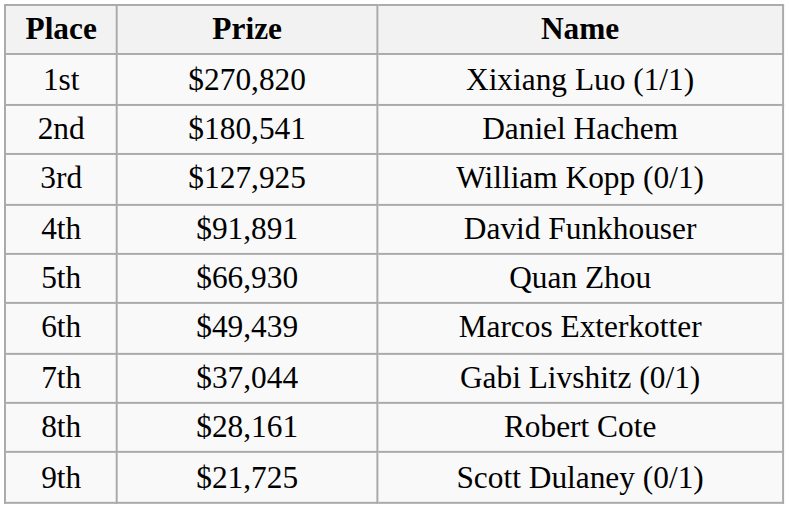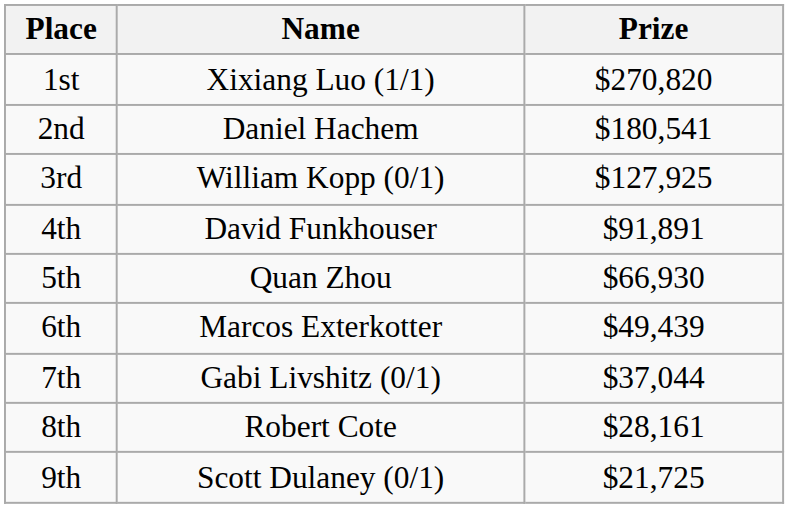columns swapped: (580, 29) <-> (247, 29)
